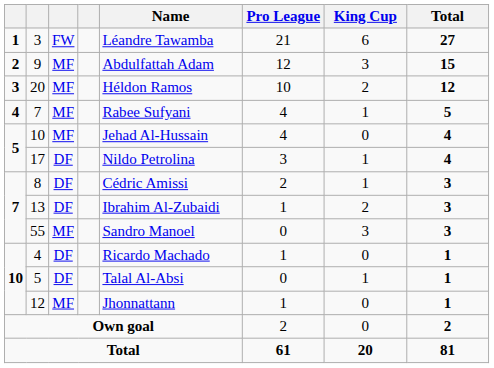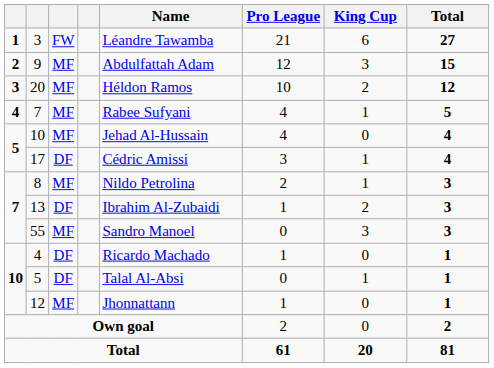(149, 159) Nildo Petrolina -> (145, 159) Cédric Amissi
(63, 183) DF -> (63, 183) MF
(145, 183) Cédric Amissi -> (149, 183) Nildo Petrolina
